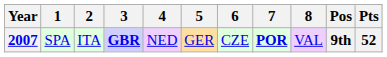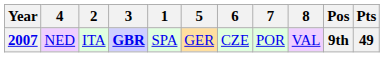columns swapped: (57, 16) <-> (162, 16)
(272, 39) bold -> (270, 39) normal
(369, 39) 52 -> (366, 39) 49
